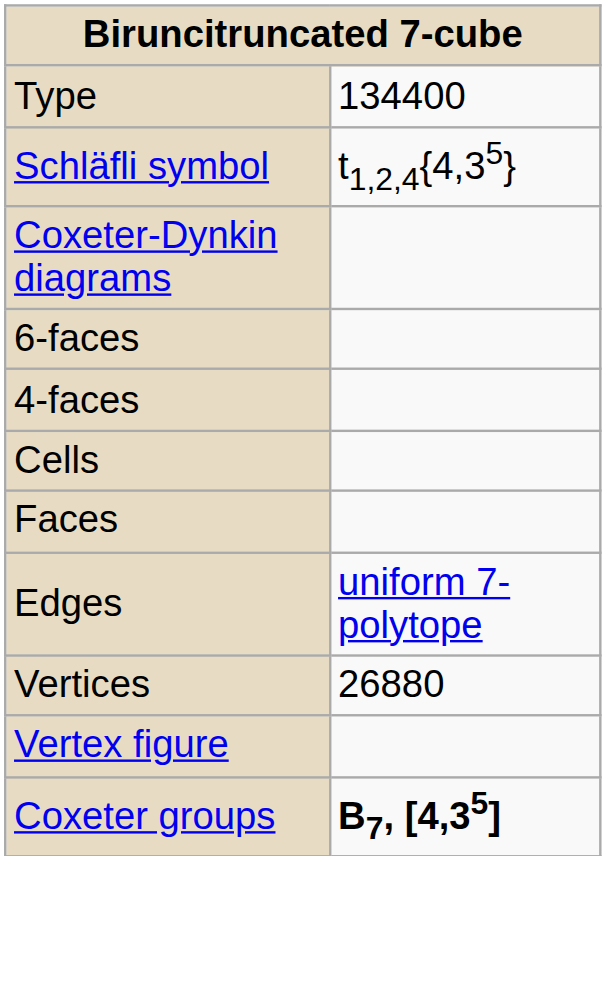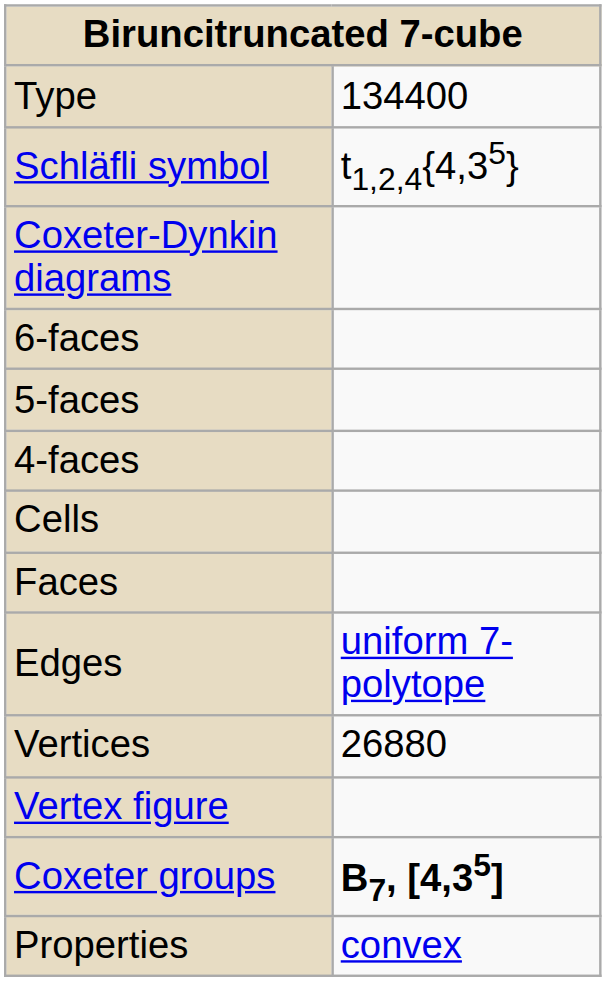+ row: (77, 399)
+ row: (101, 945)
